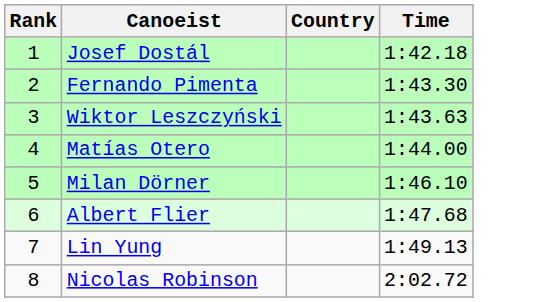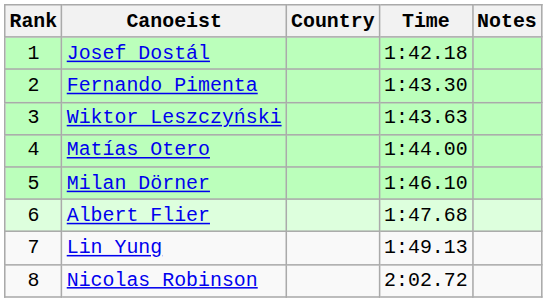+ column: (507, 21)
